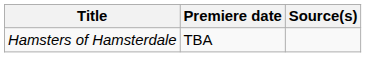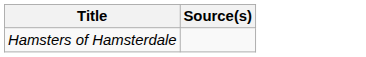- column: (233, 16)
